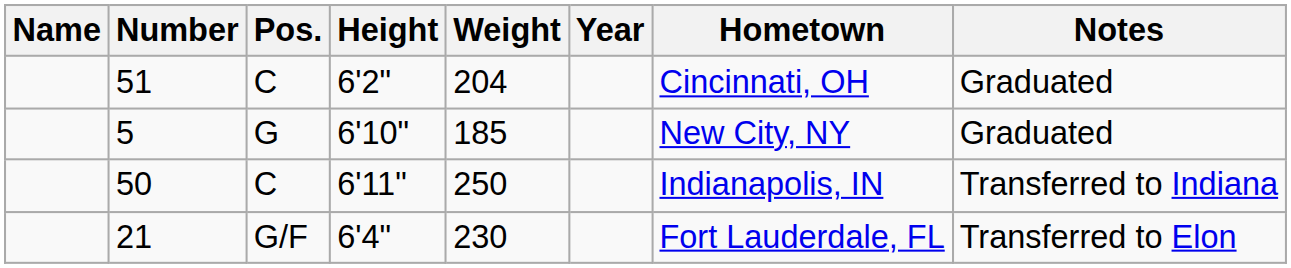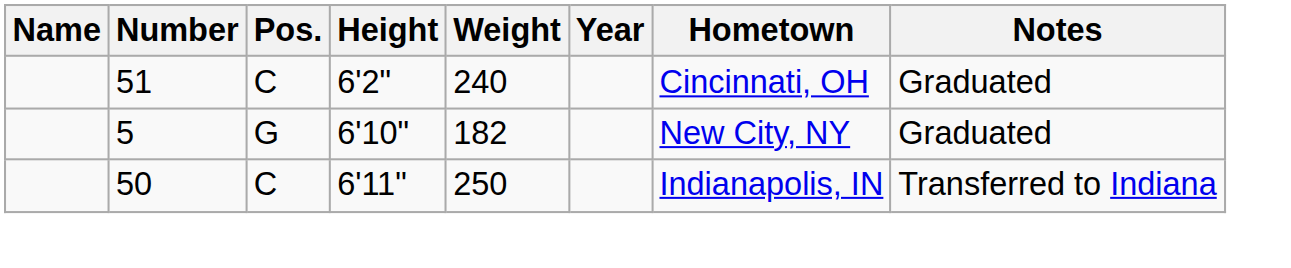(480, 81) 204 -> (480, 81) 240
(480, 133) 185 -> (480, 133) 182
- row: (134, 236)
